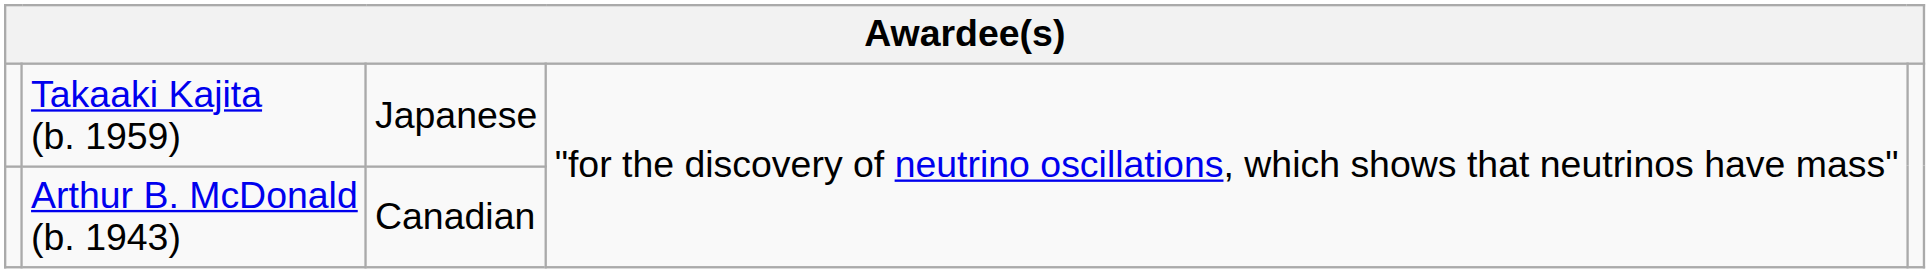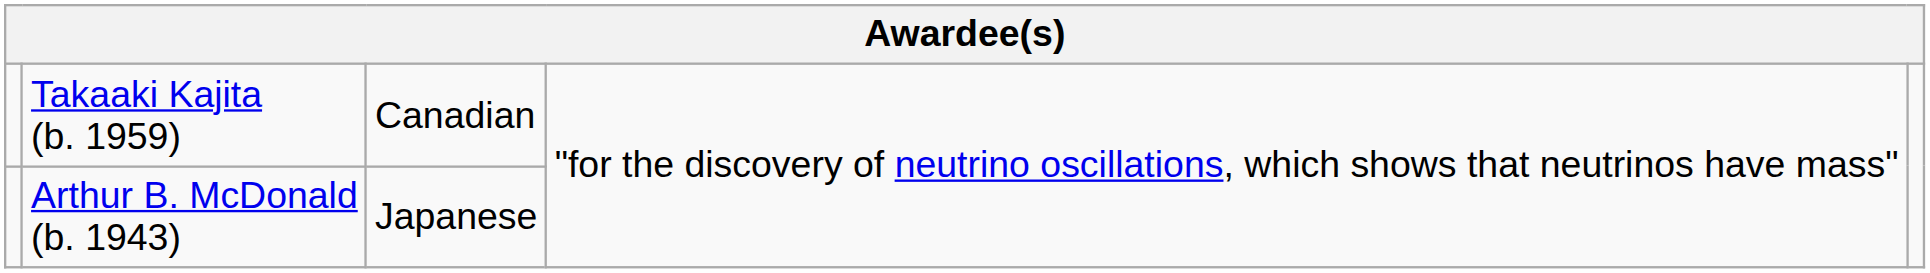(456, 114) Japanese -> (455, 114) Canadian
(455, 216) Canadian -> (456, 216) Japanese
